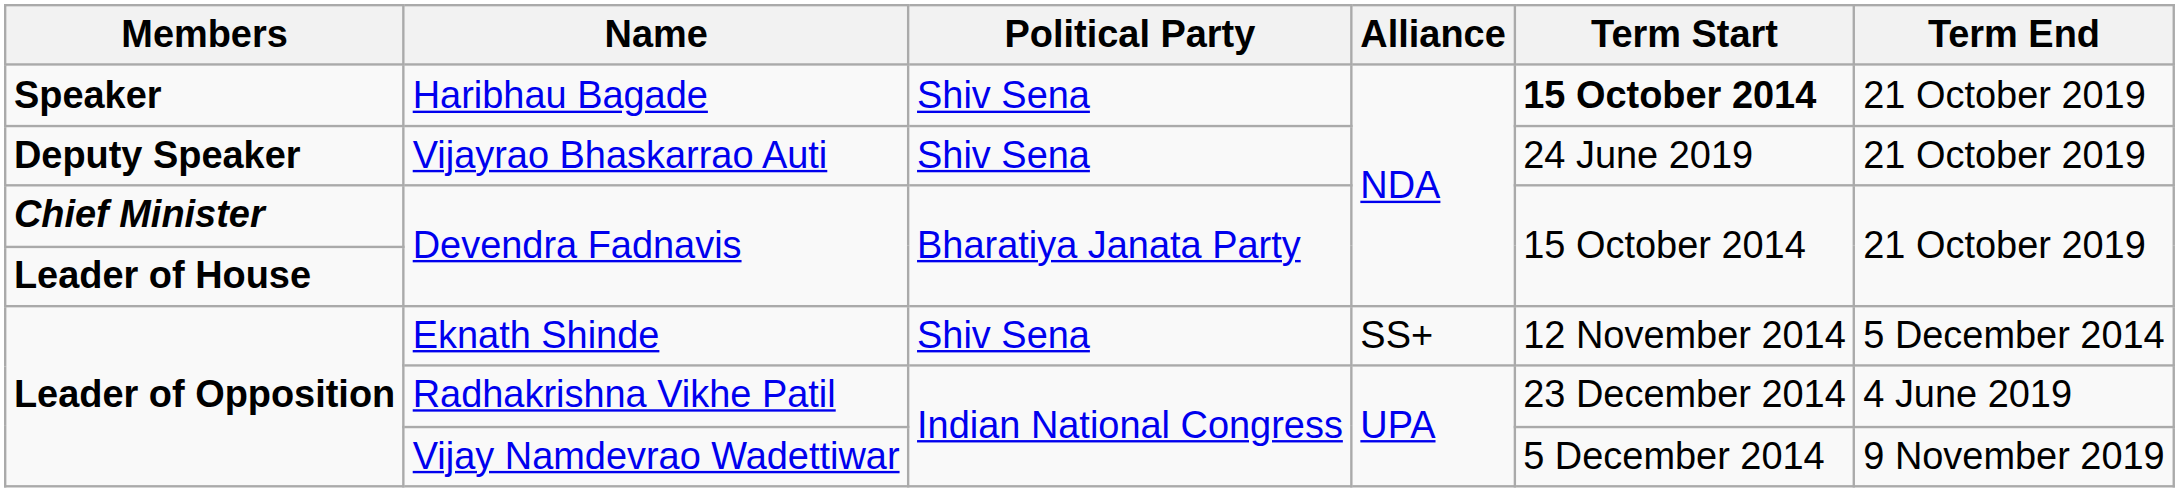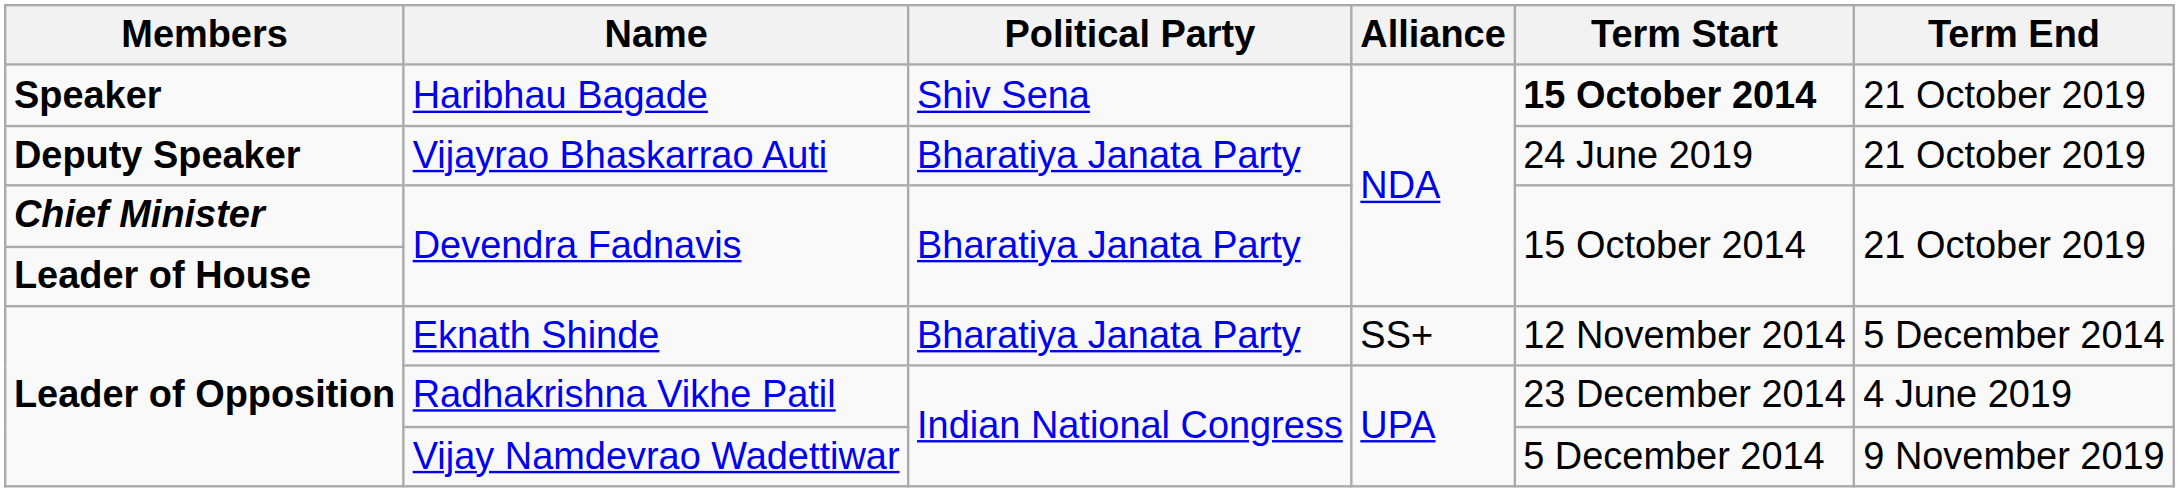(1003, 154) Shiv Sena -> (1109, 154) Bharatiya Janata Party
(1003, 335) Shiv Sena -> (1109, 335) Bharatiya Janata Party
